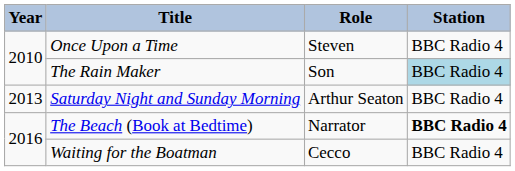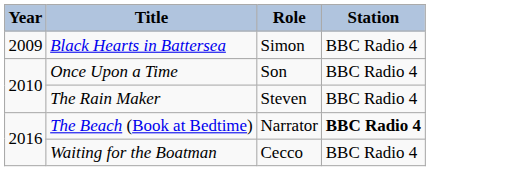+ row: (138, 44)
(331, 44) Steven -> (274, 71) Son
(321, 71) Son -> (284, 98) Steven
(457, 71) lightblue background -> (371, 98) no background
- row: (175, 98)
